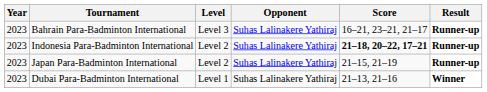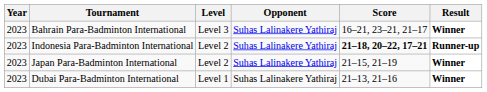(456, 29) Runner-up -> (449, 29) Winner
(456, 63) Runner-up -> (449, 63) Winner
